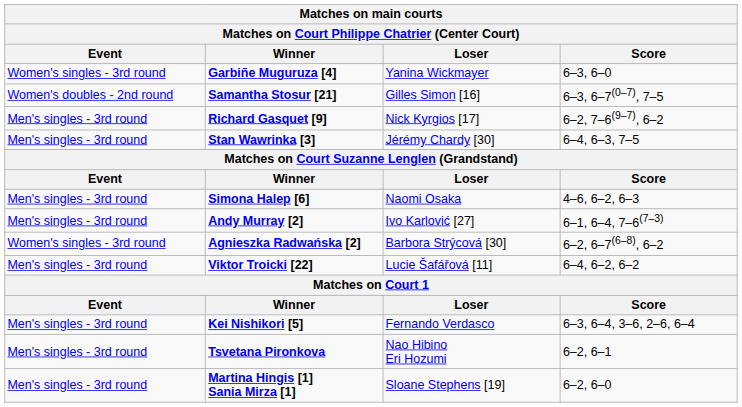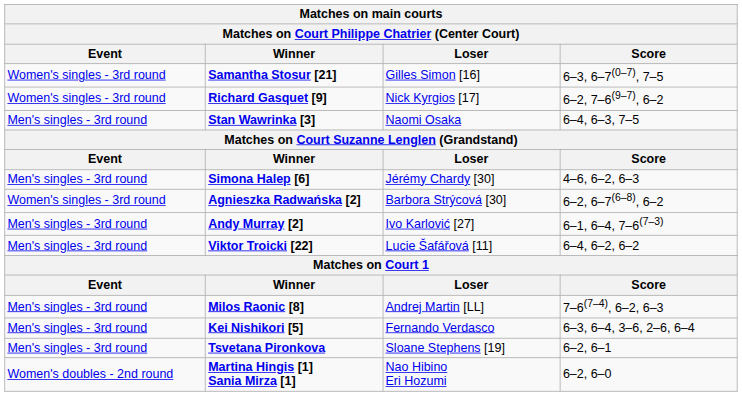- row: (272, 73)
(90, 95) Women's doubles - 2nd round -> (87, 75) Women's singles - 3rd round
(77, 118) Men's singles - 3rd round -> (87, 98) Women's singles - 3rd round
(440, 139) Jérémy Chardy [30] -> (423, 120) Naomi Osaka
(423, 199) Naomi Osaka -> (440, 179) Jérémy Chardy [30]
rows swapped: (256, 220) <-> (284, 243)
+ row: (256, 306)
(416, 351) Nao Hibino Eri Hozumi -> (445, 347) Sloane Stephens [19]
(77, 385) Men's singles - 3rd round -> (90, 374) Women's doubles - 2nd round
(445, 385) Sloane Stephens [19] -> (416, 374) Nao Hibino Eri Hozumi
